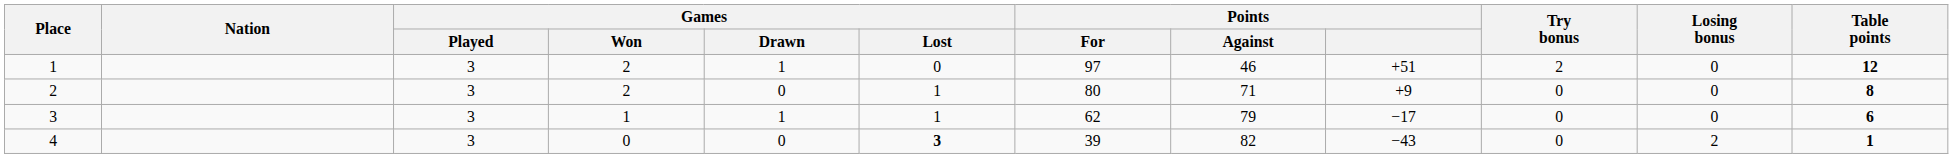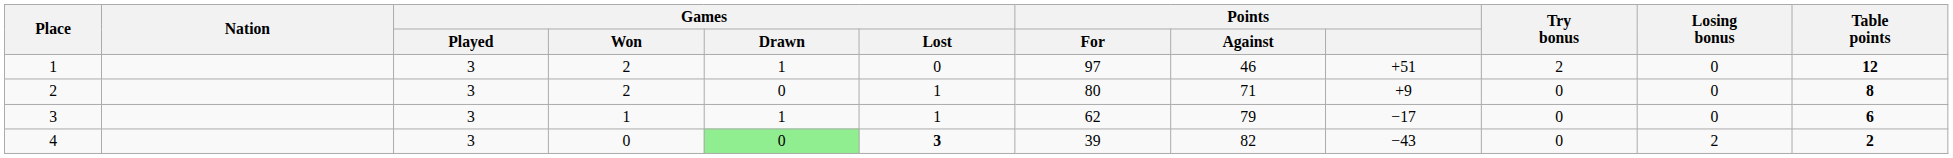(782, 141) no background -> (782, 141) lightgreen background
(1870, 141) 1 -> (1870, 141) 2
